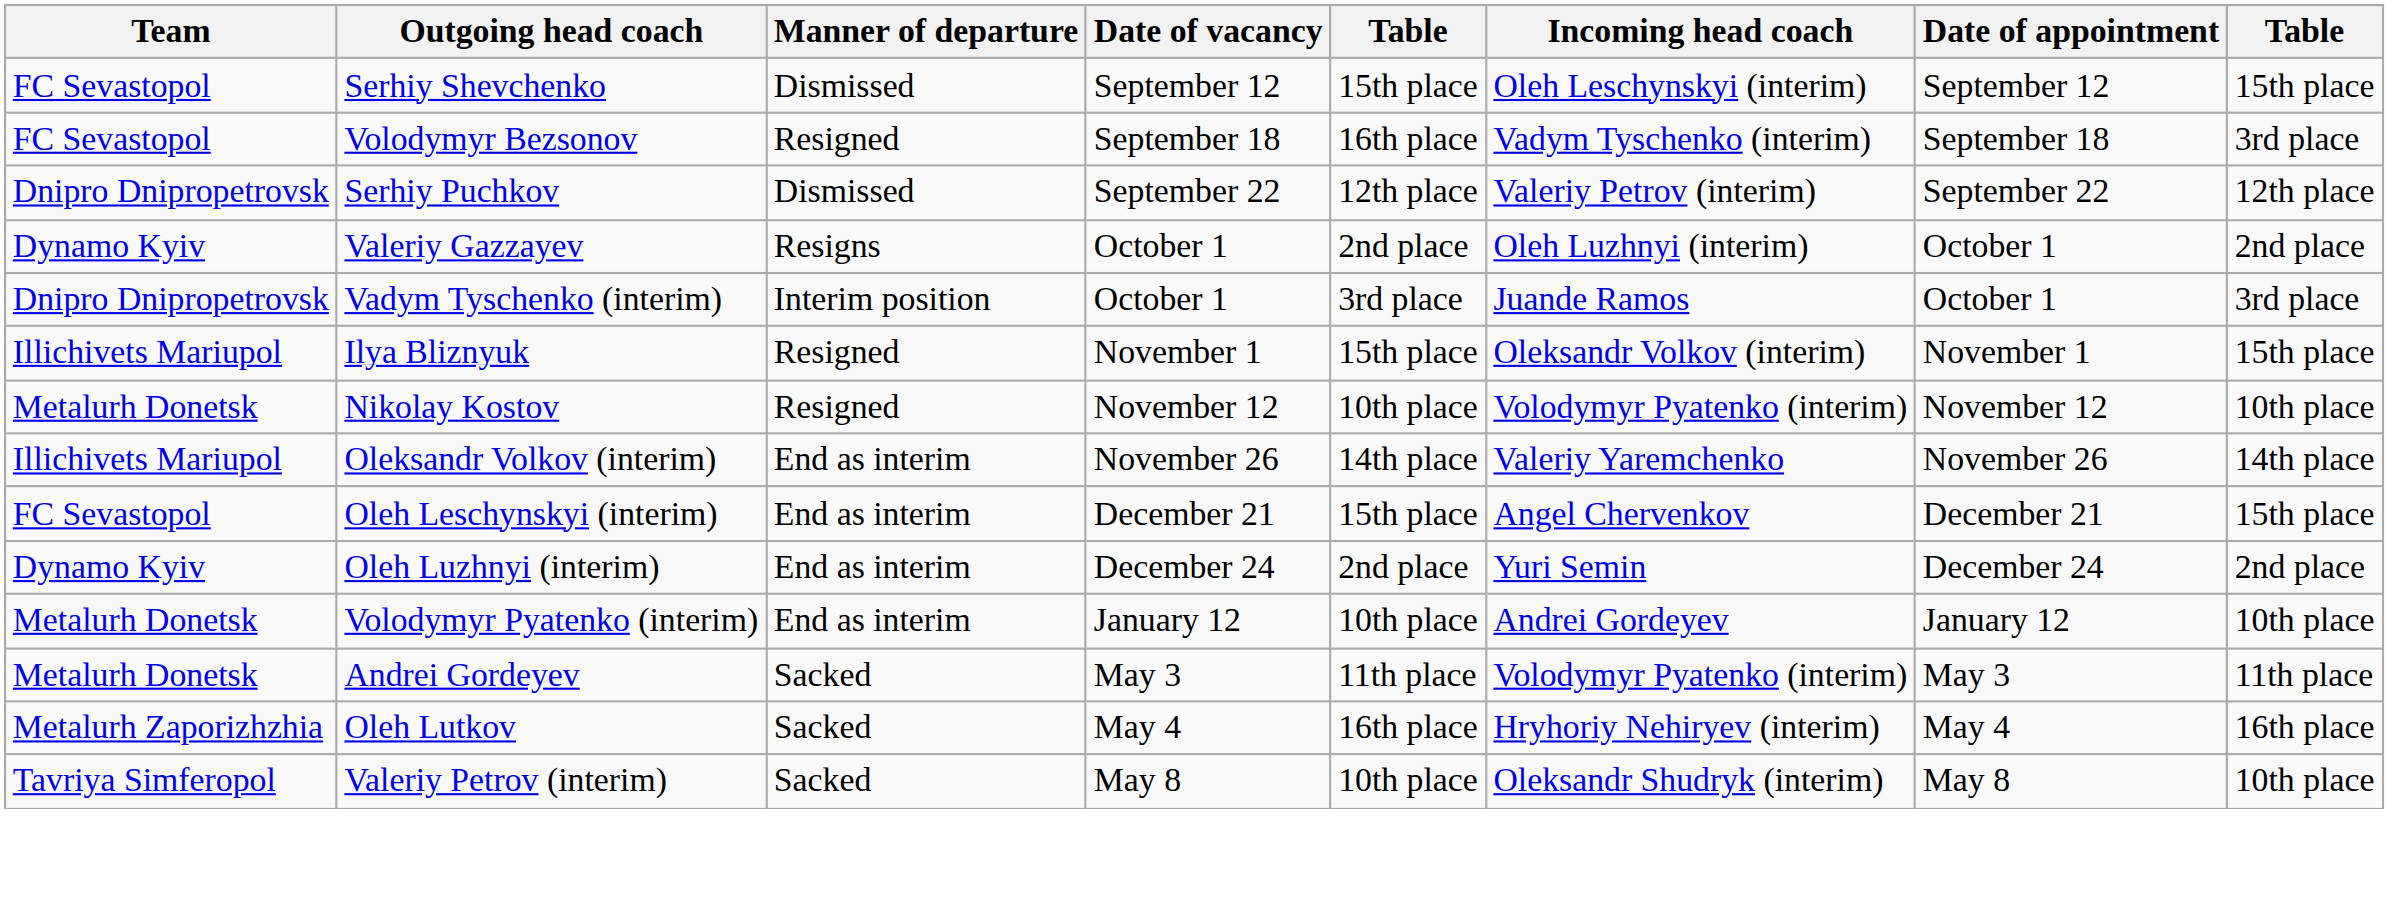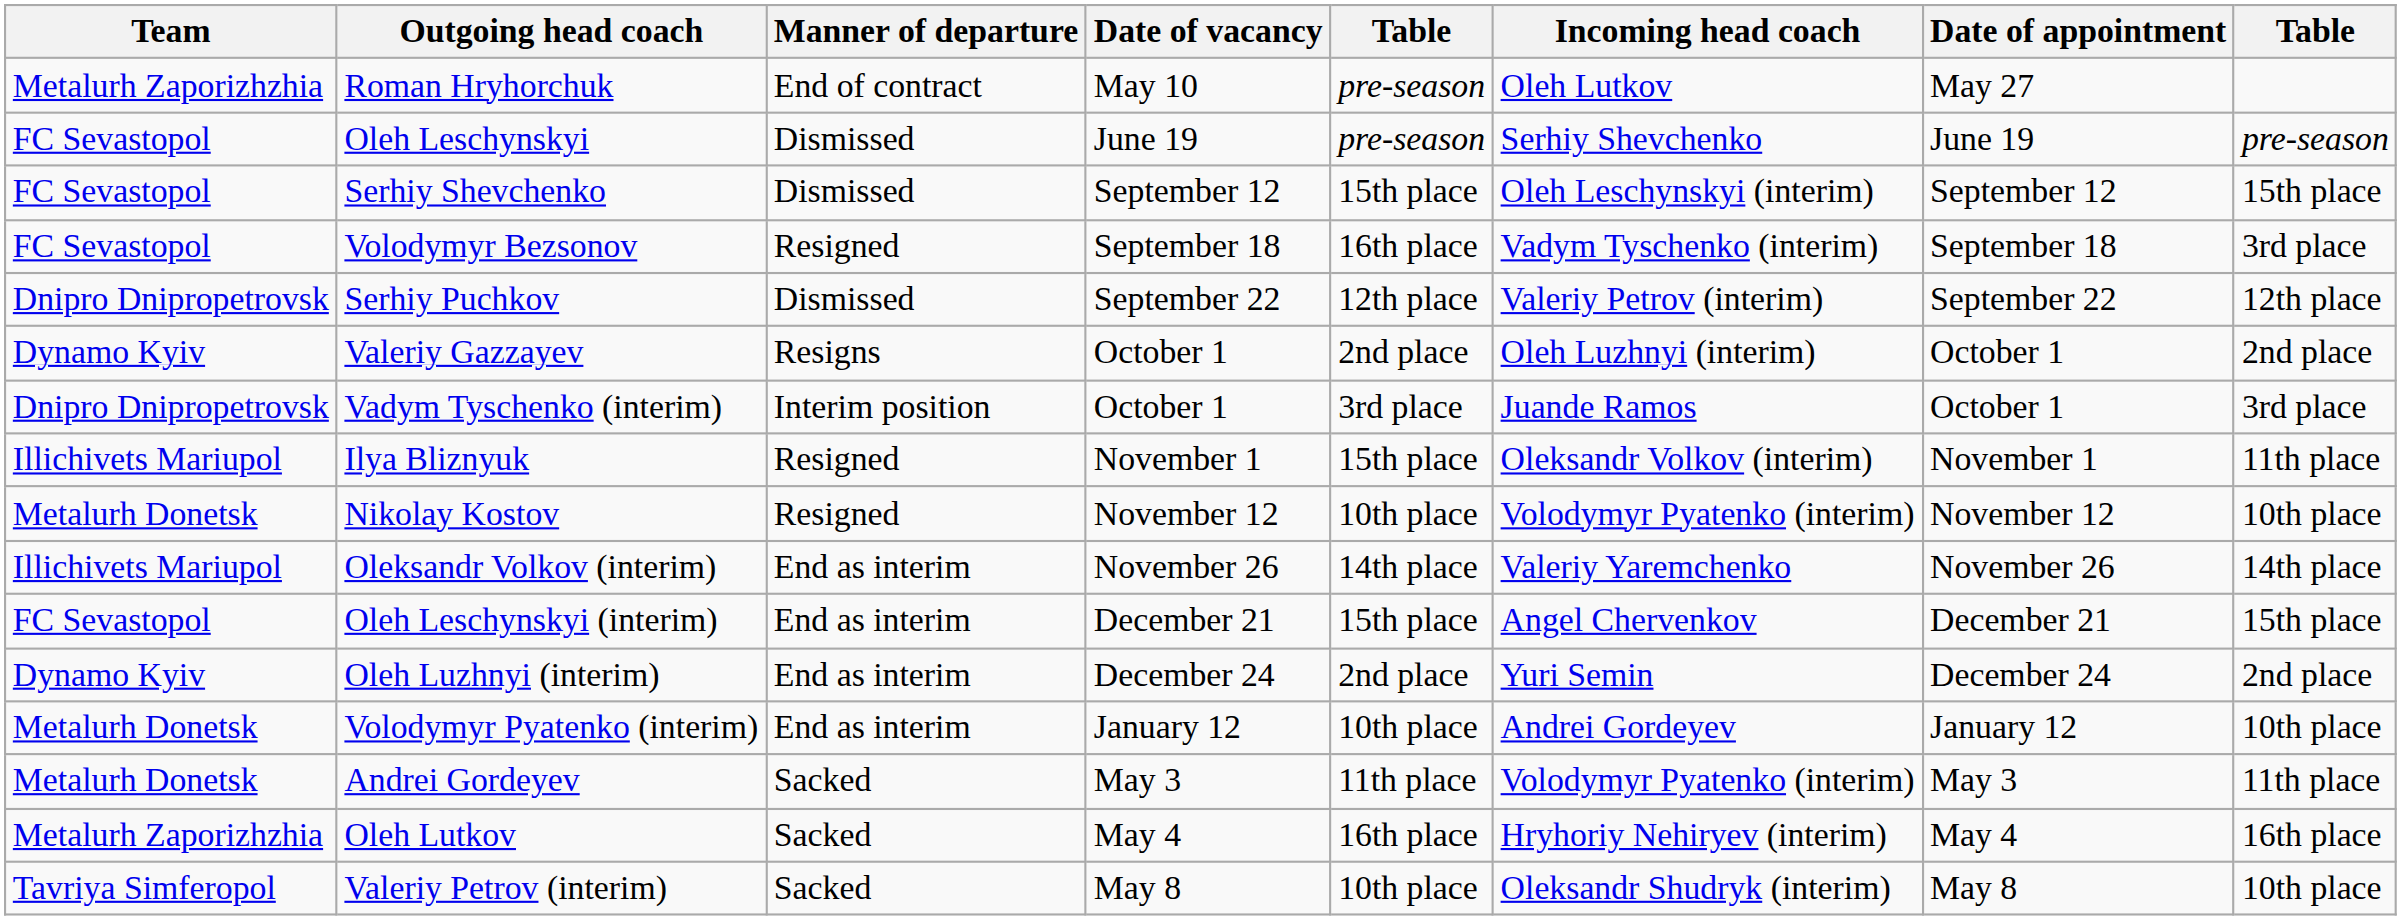+ row: (479, 84)
+ row: (467, 138)
(2305, 352) 15th place -> (2311, 459) 11th place
